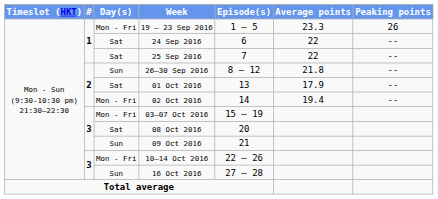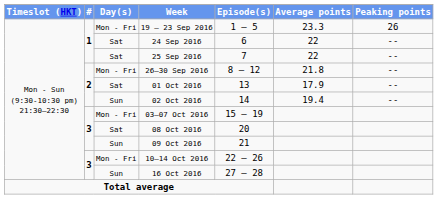(116, 71) Sun -> (116, 71) Mon - Fri
(116, 100) Mon - Fri -> (116, 100) Sun
